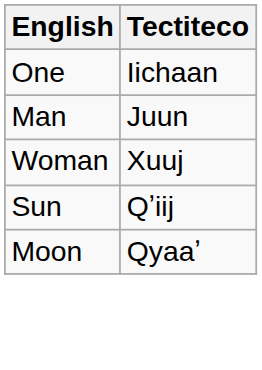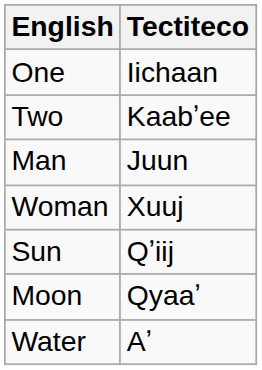+ row: (37, 116)
+ row: (49, 341)
